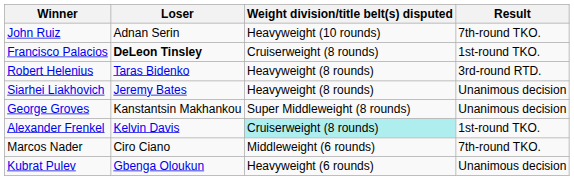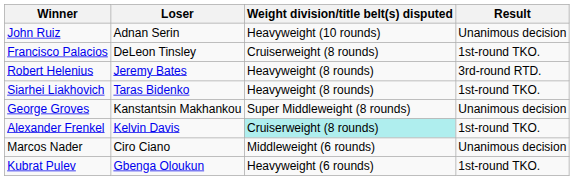(500, 33) 7th-round TKO. -> (512, 33) Unanimous decision
(158, 52) bold -> (155, 52) normal
(151, 71) Taras Bidenko -> (150, 71) Jeremy Bates
(150, 90) Jeremy Bates -> (151, 90) Taras Bidenko
(512, 90) Unanimous decision -> (499, 90) 1st-round TKO.
(500, 147) 7th-round TKO. -> (512, 147) Unanimous decision
(512, 166) Unanimous decision -> (499, 166) 1st-round TKO.
